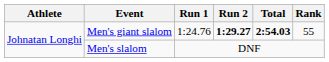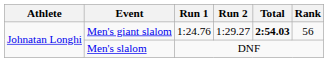(233, 31) bold -> (233, 31) normal
(309, 31) 55 -> (308, 31) 56
